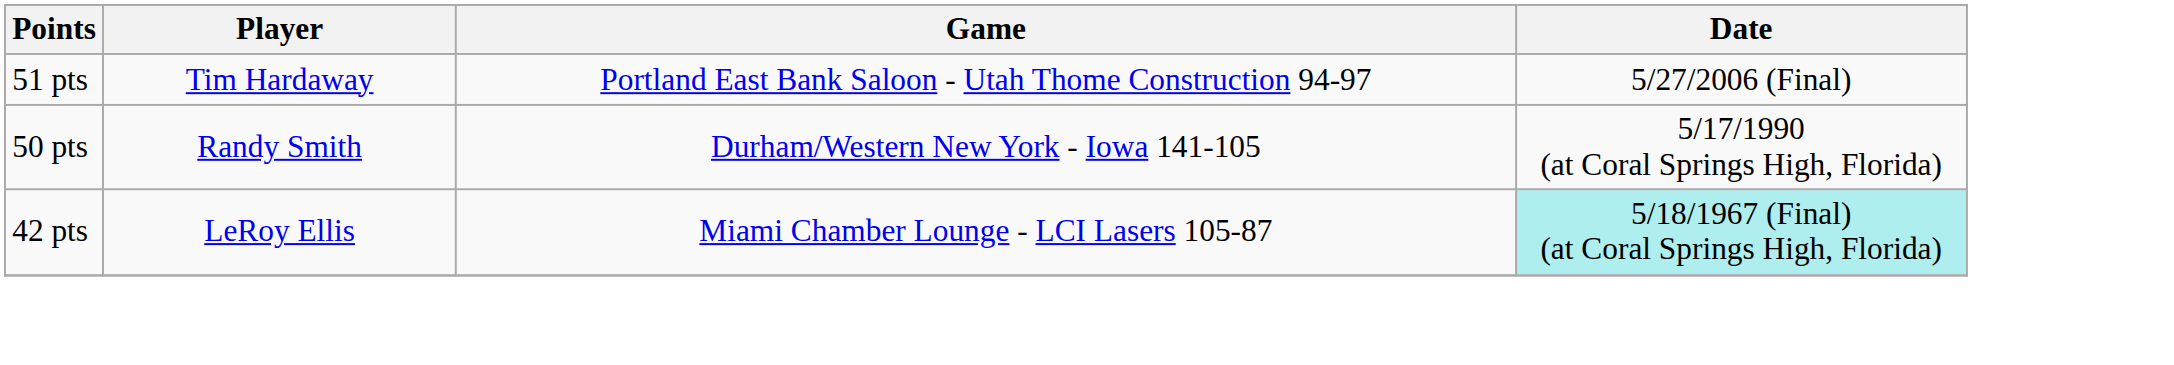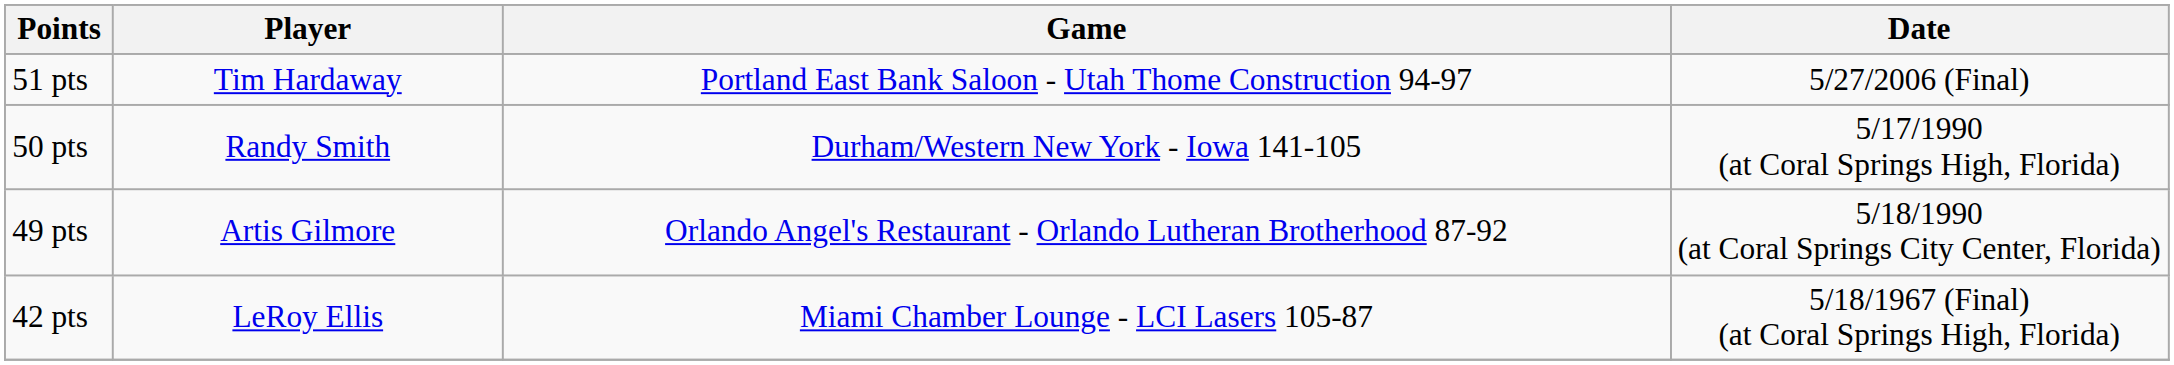+ row: (50, 231)
(1741, 231) paleturquoise background -> (1919, 316) no background
